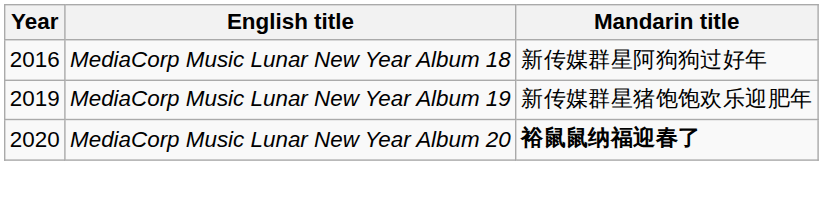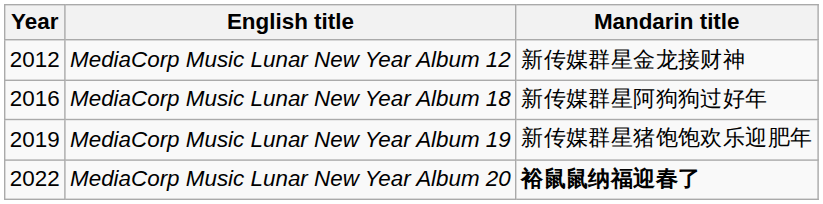+ row: (290, 59)
(35, 139) 2020 -> (35, 179) 2022
